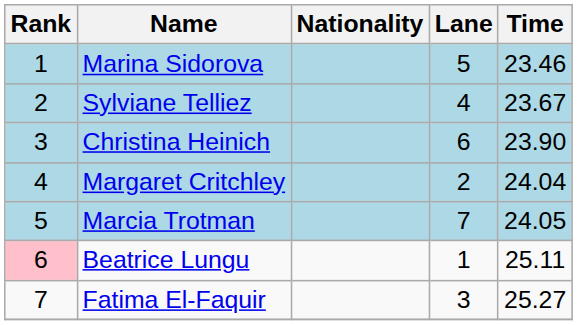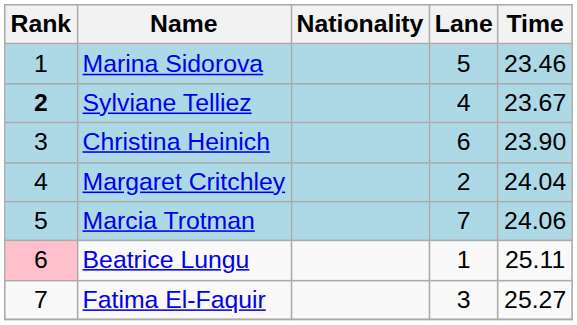(41, 102) normal -> (41, 102) bold
(535, 220) 24.05 -> (535, 220) 24.06
